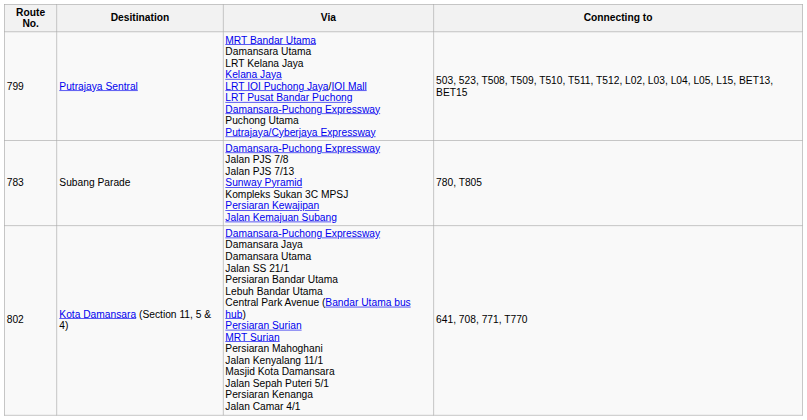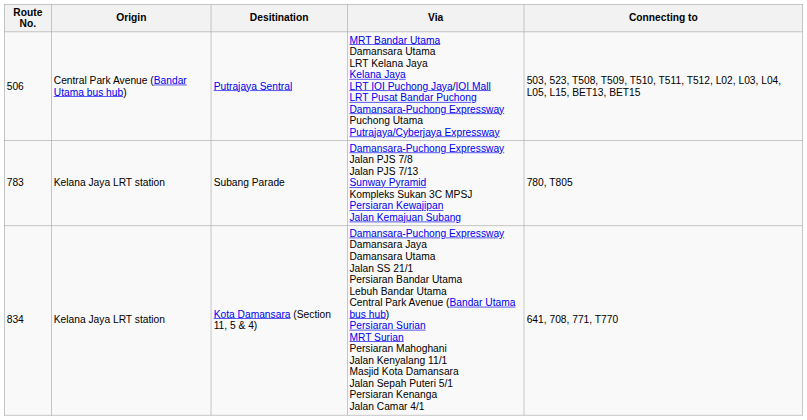+ column: (131, 18)
(15, 86) 799 -> (15, 86) 506
(15, 320) 802 -> (15, 320) 834
